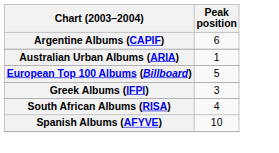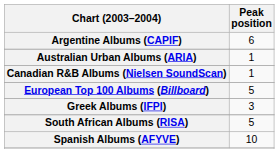+ row: (117, 73)
(217, 106) 4 -> (252, 123) 5
